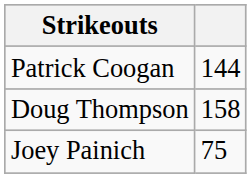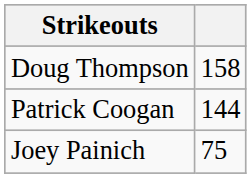rows swapped: (100, 109) <-> (93, 67)
